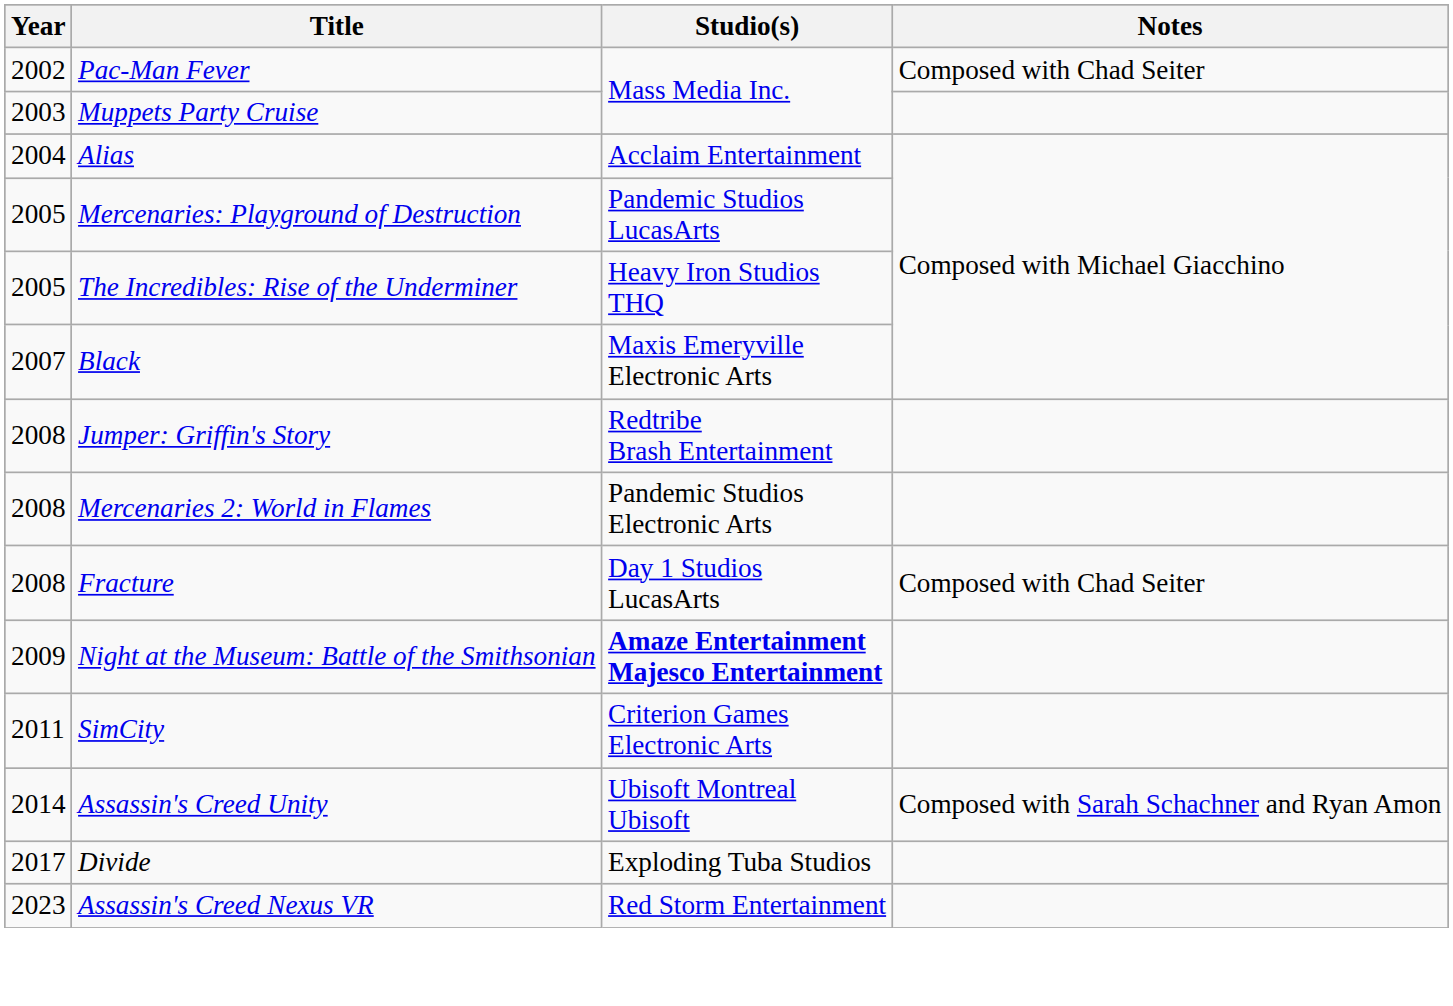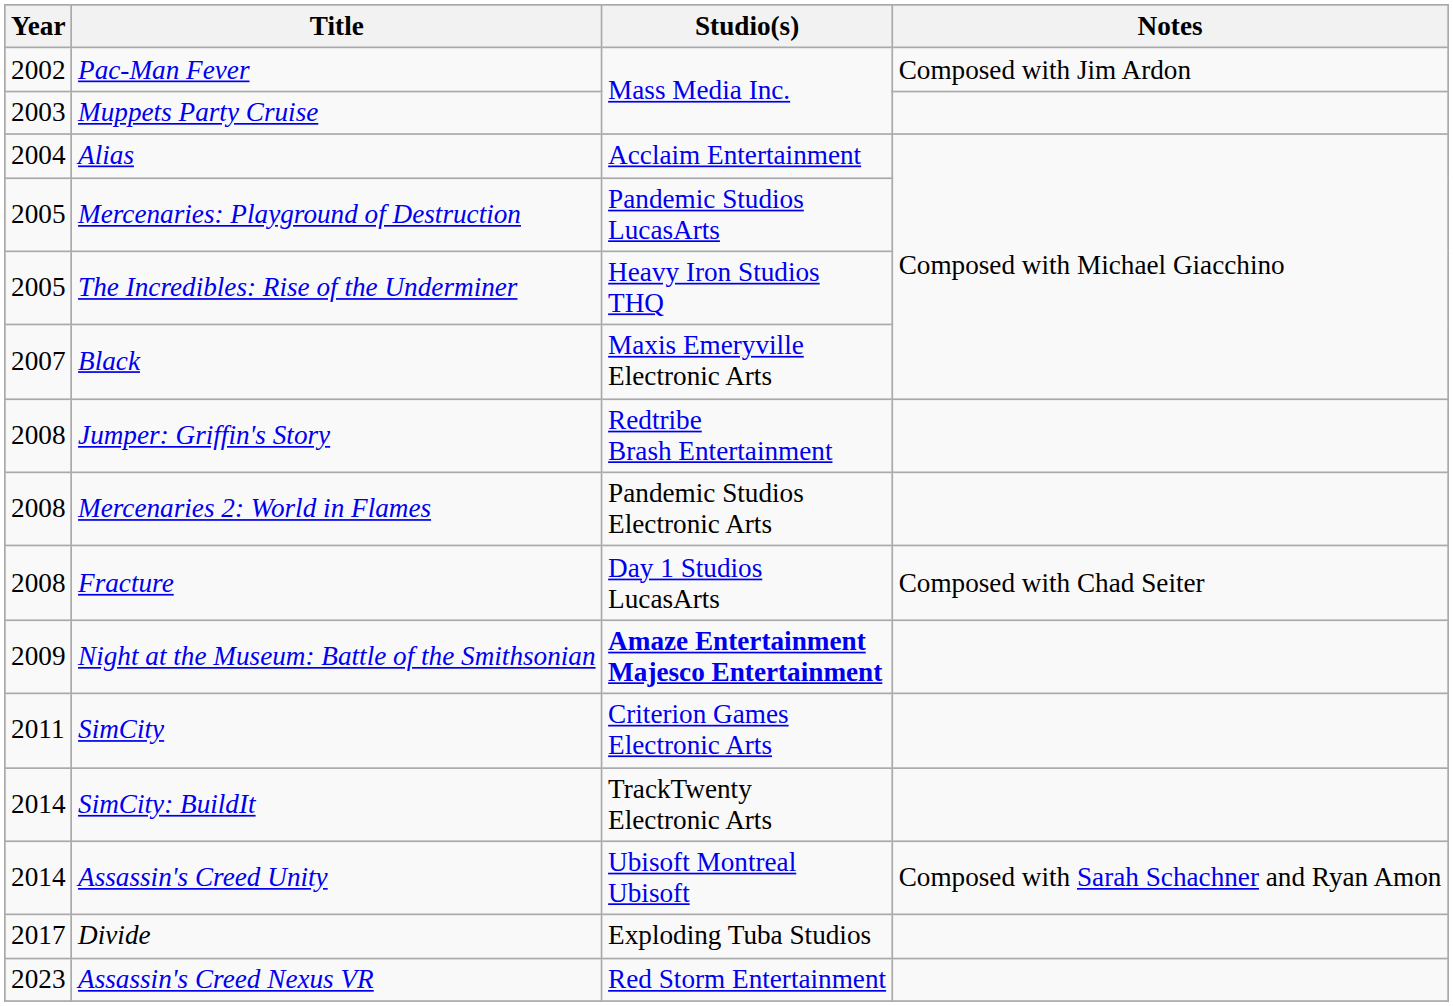(1052, 69) Composed with Chad Seiter -> (1045, 69) Composed with Jim Ardon
+ row: (167, 803)
